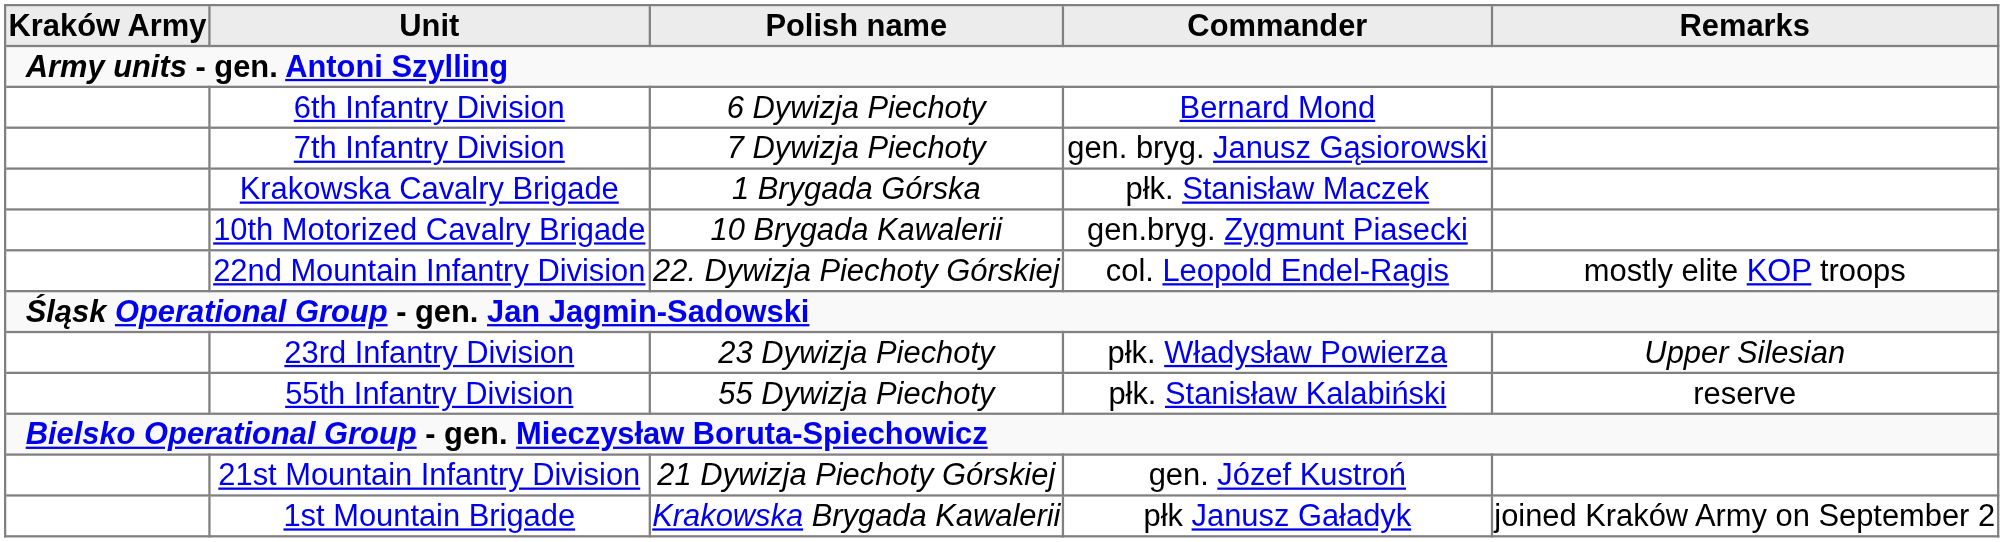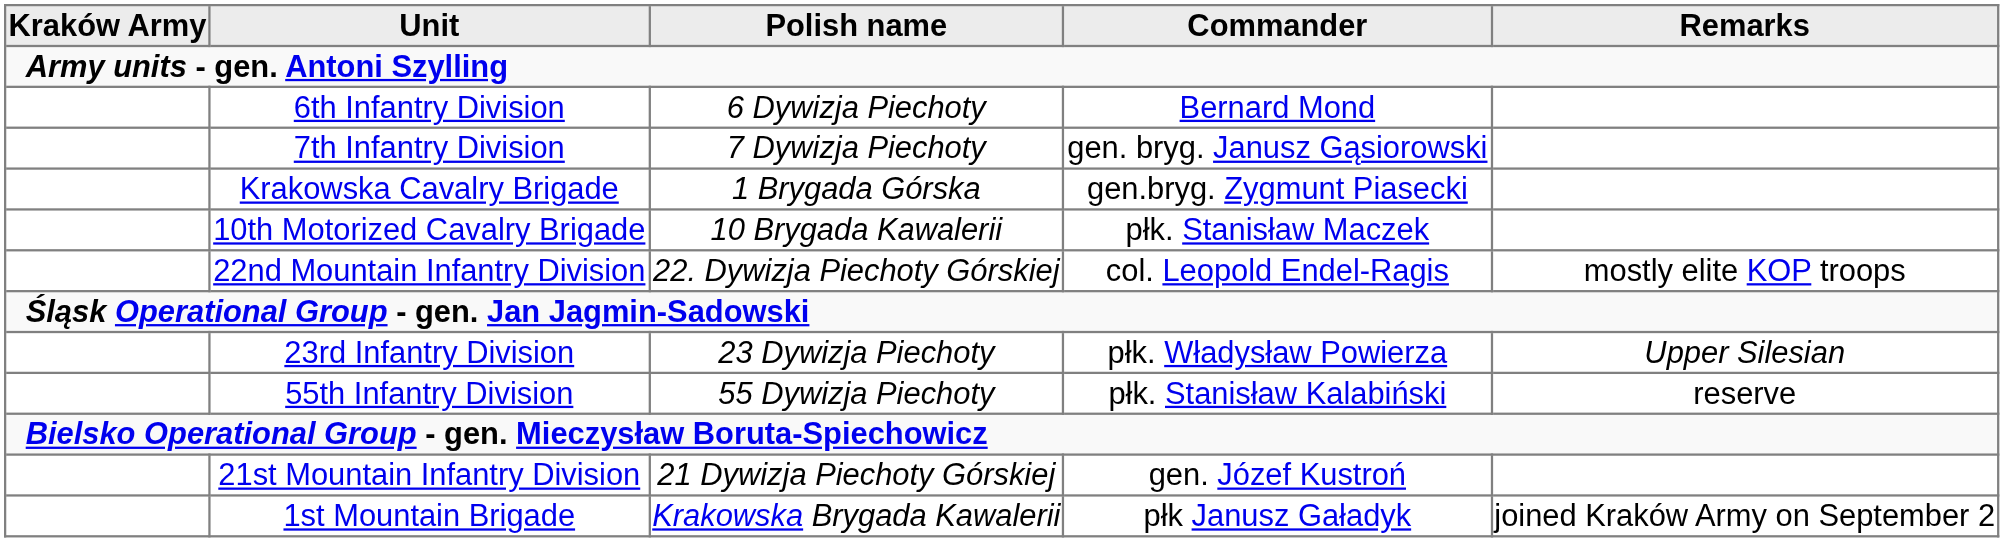(1277, 189) płk. Stanisław Maczek -> (1277, 189) gen.bryg. Zygmunt Piasecki
(1277, 230) gen.bryg. Zygmunt Piasecki -> (1277, 230) płk. Stanisław Maczek
